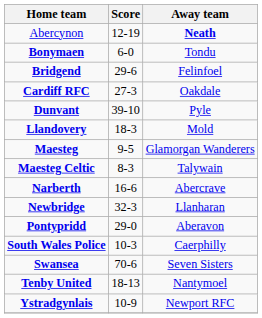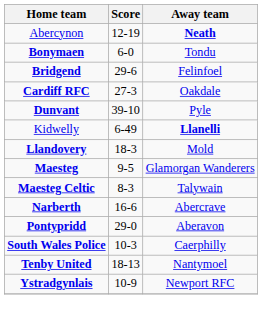+ row: (56, 129)
- row: (56, 206)
- row: (56, 264)
